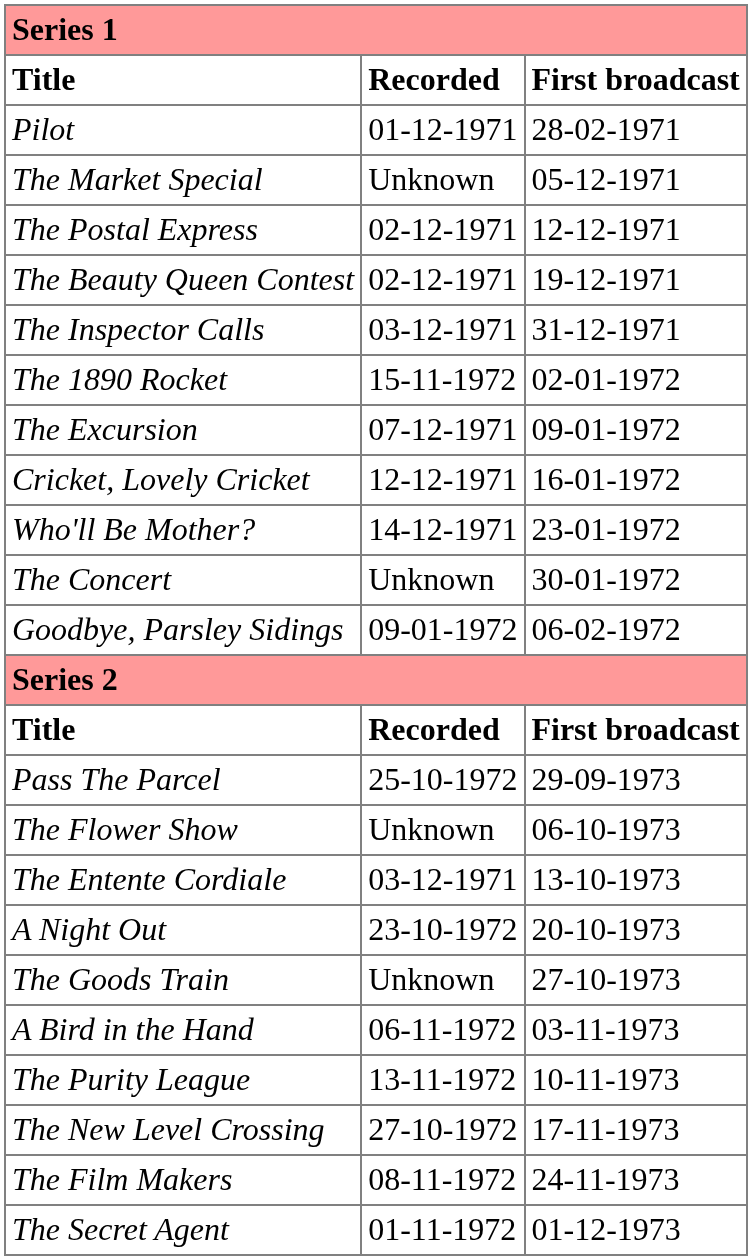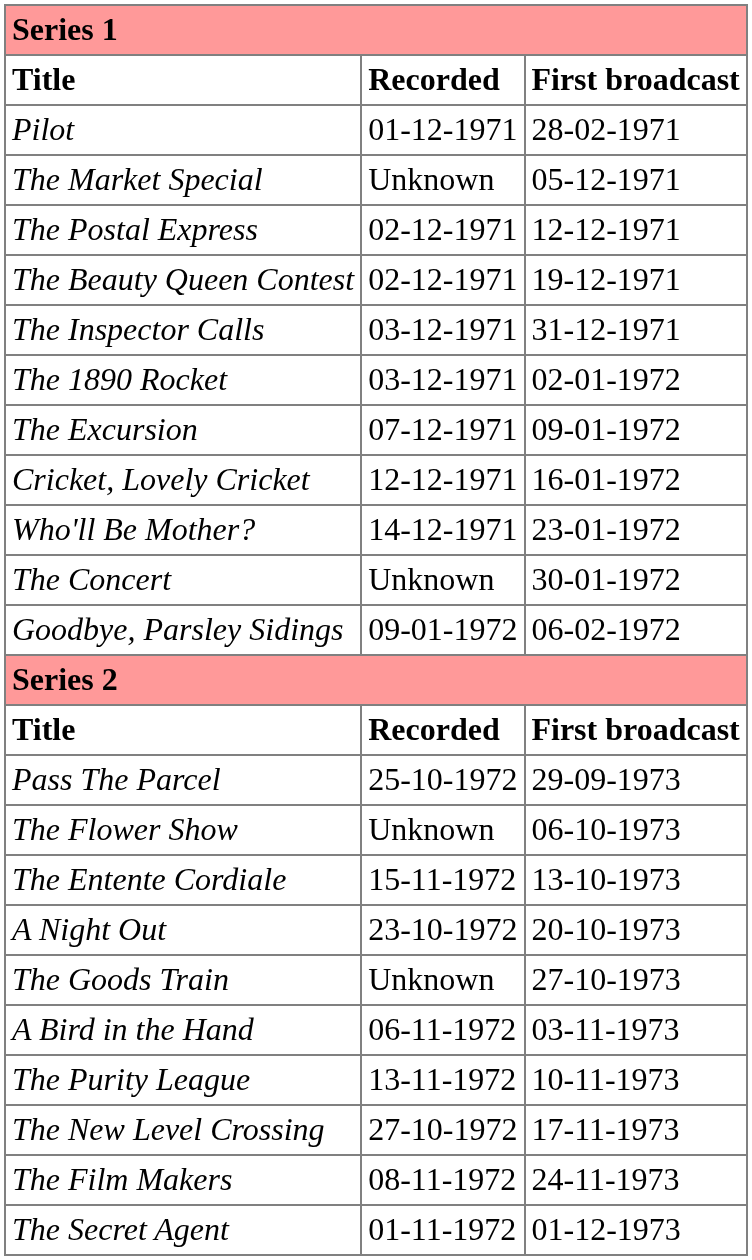(442, 379) 15-11-1972 -> (443, 379) 03-12-1971
(443, 879) 03-12-1971 -> (442, 879) 15-11-1972
